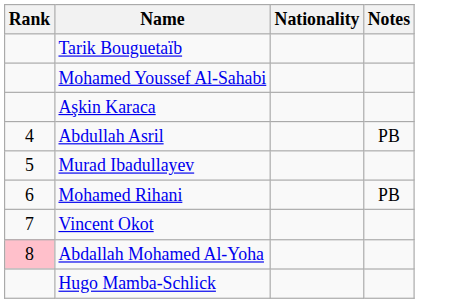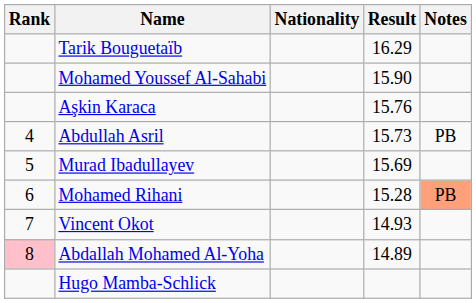+ column: (392, 19)
(389, 195) no background -> (446, 195) lightsalmon background
